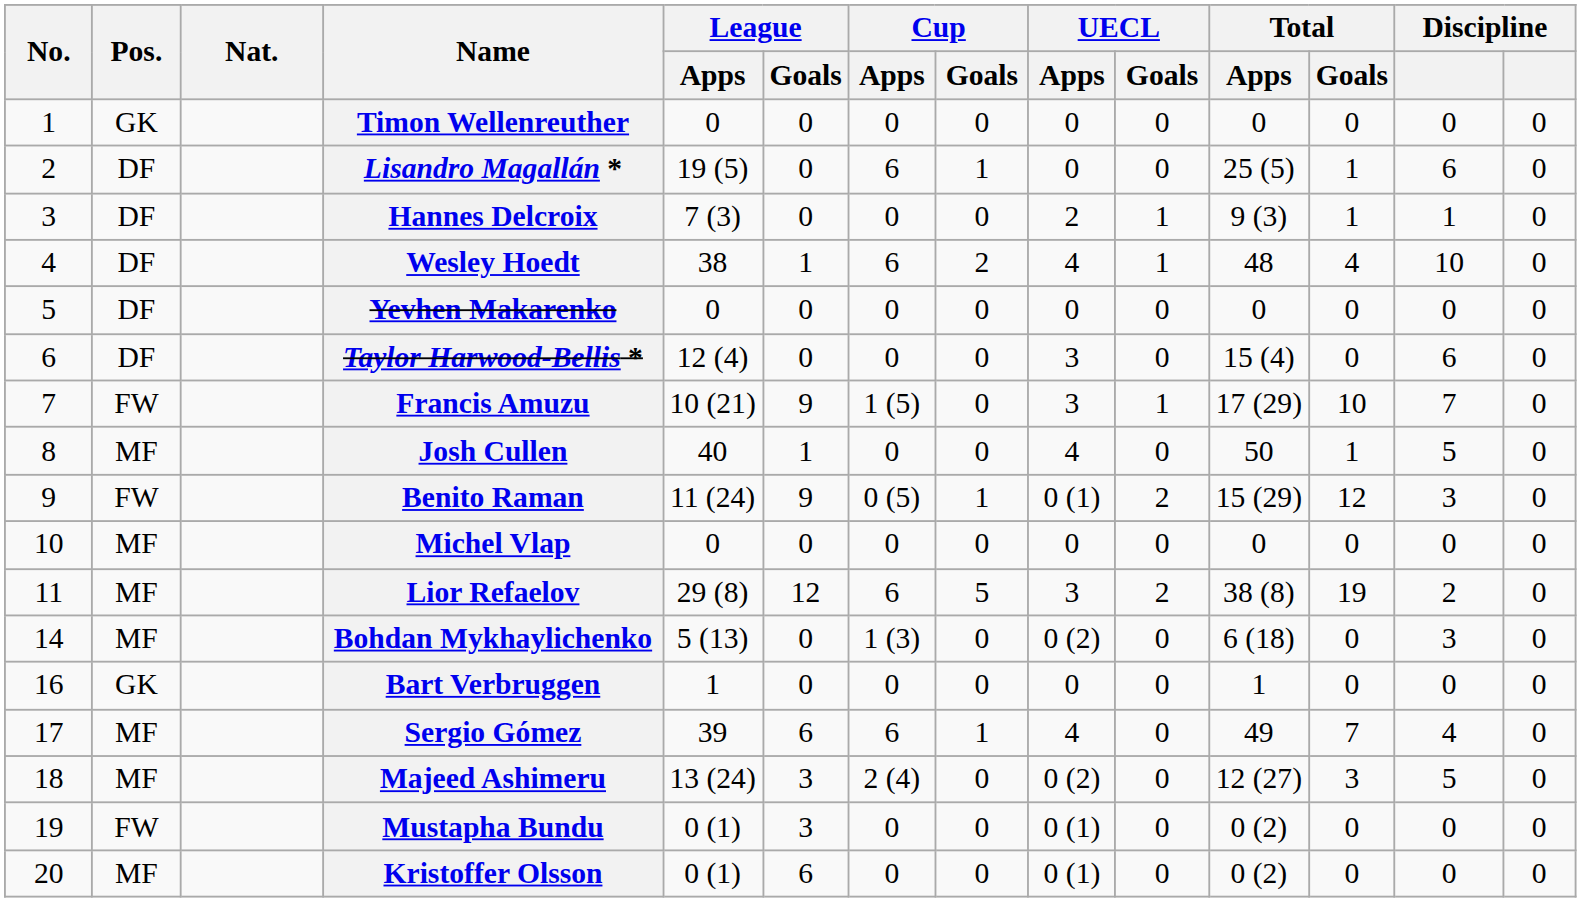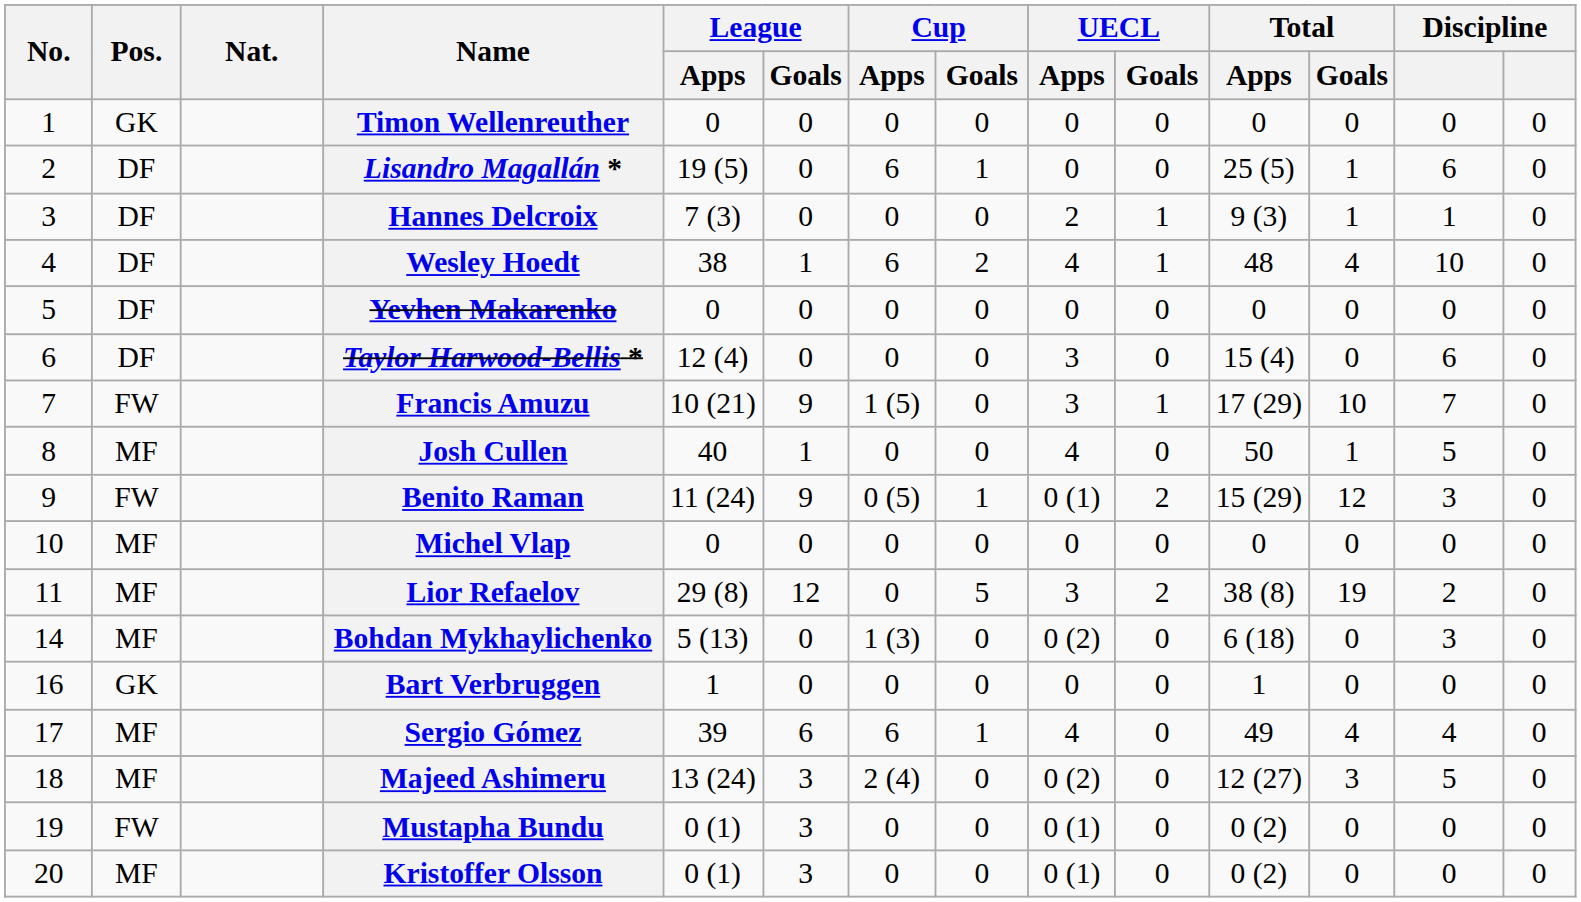(892, 591) 6 -> (892, 591) 0
(1352, 732) 7 -> (1352, 732) 4
(806, 872) 6 -> (806, 872) 3
